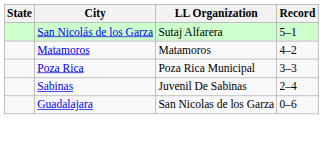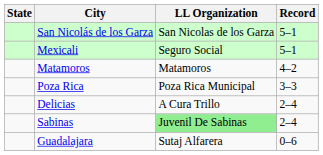(191, 31) Sutaj Alfarera -> (216, 31) San Nicolas de los Garza
+ row: (58, 50)
+ row: (56, 104)
(203, 86) no background -> (203, 123) lightgreen background
(216, 104) San Nicolas de los Garza -> (191, 141) Sutaj Alfarera
